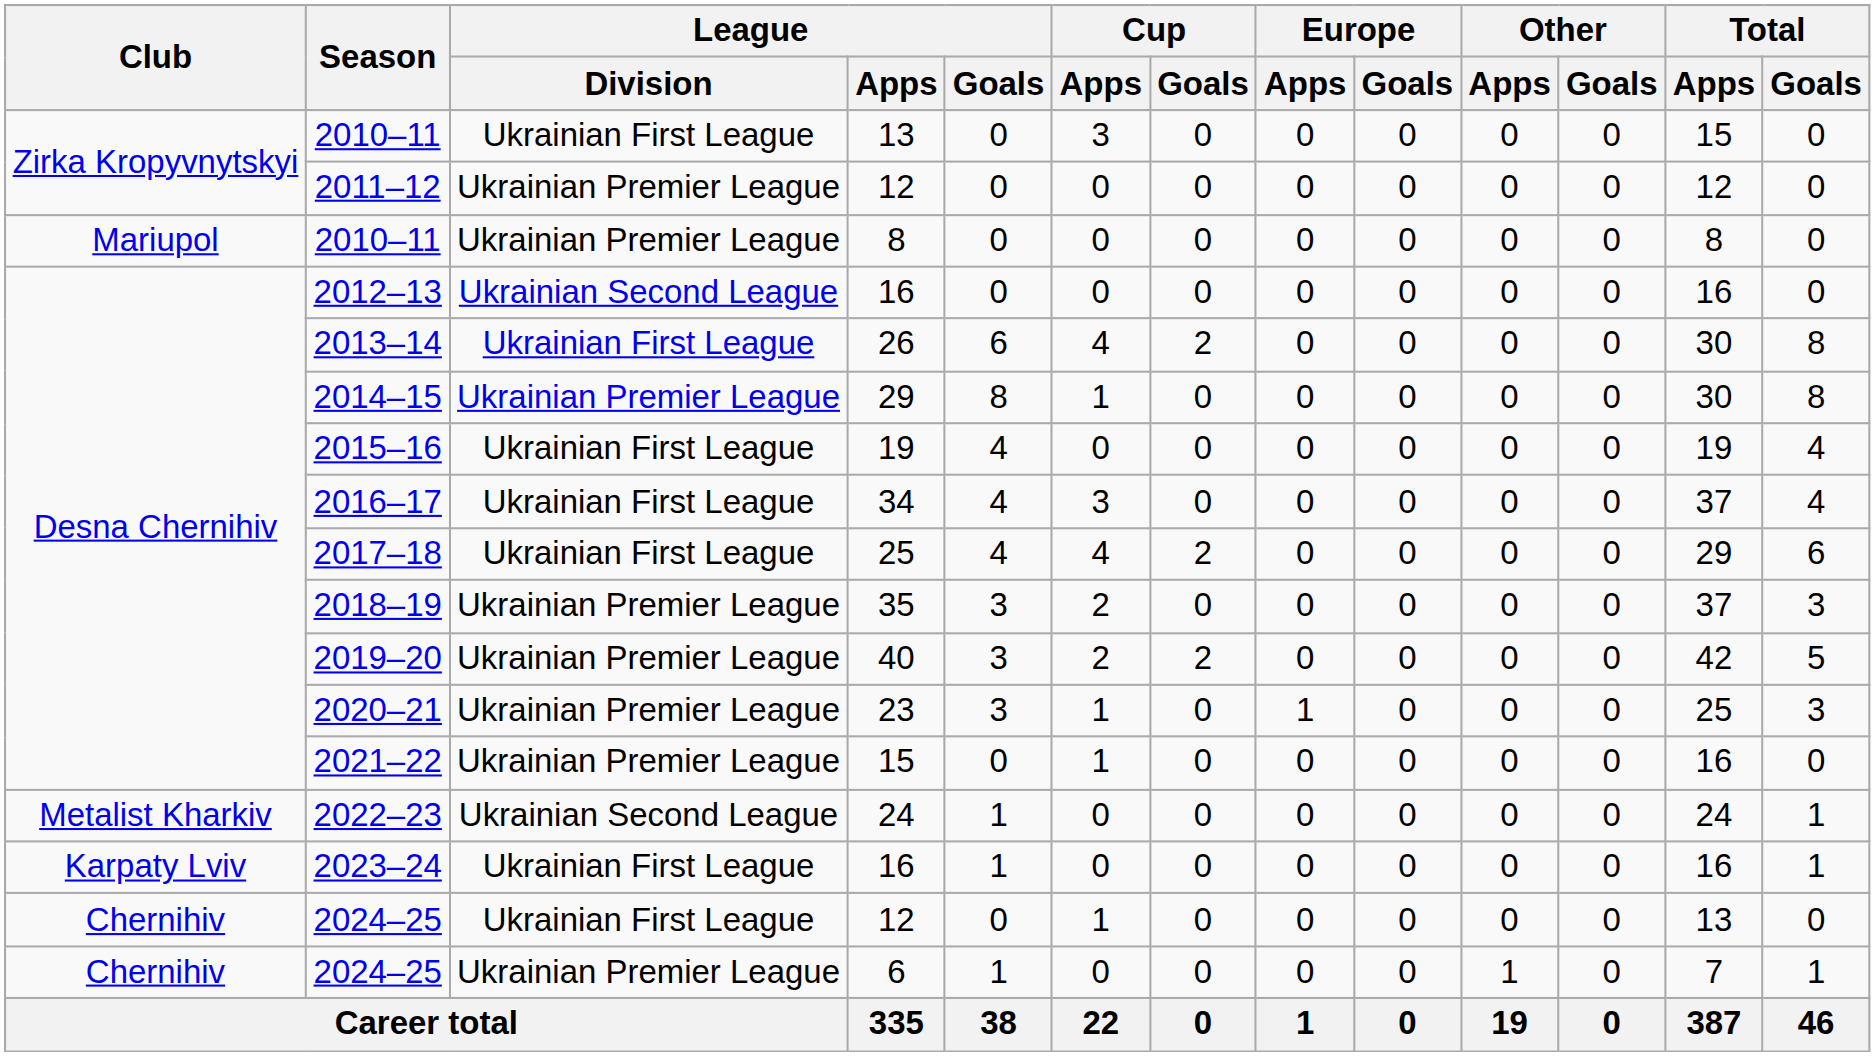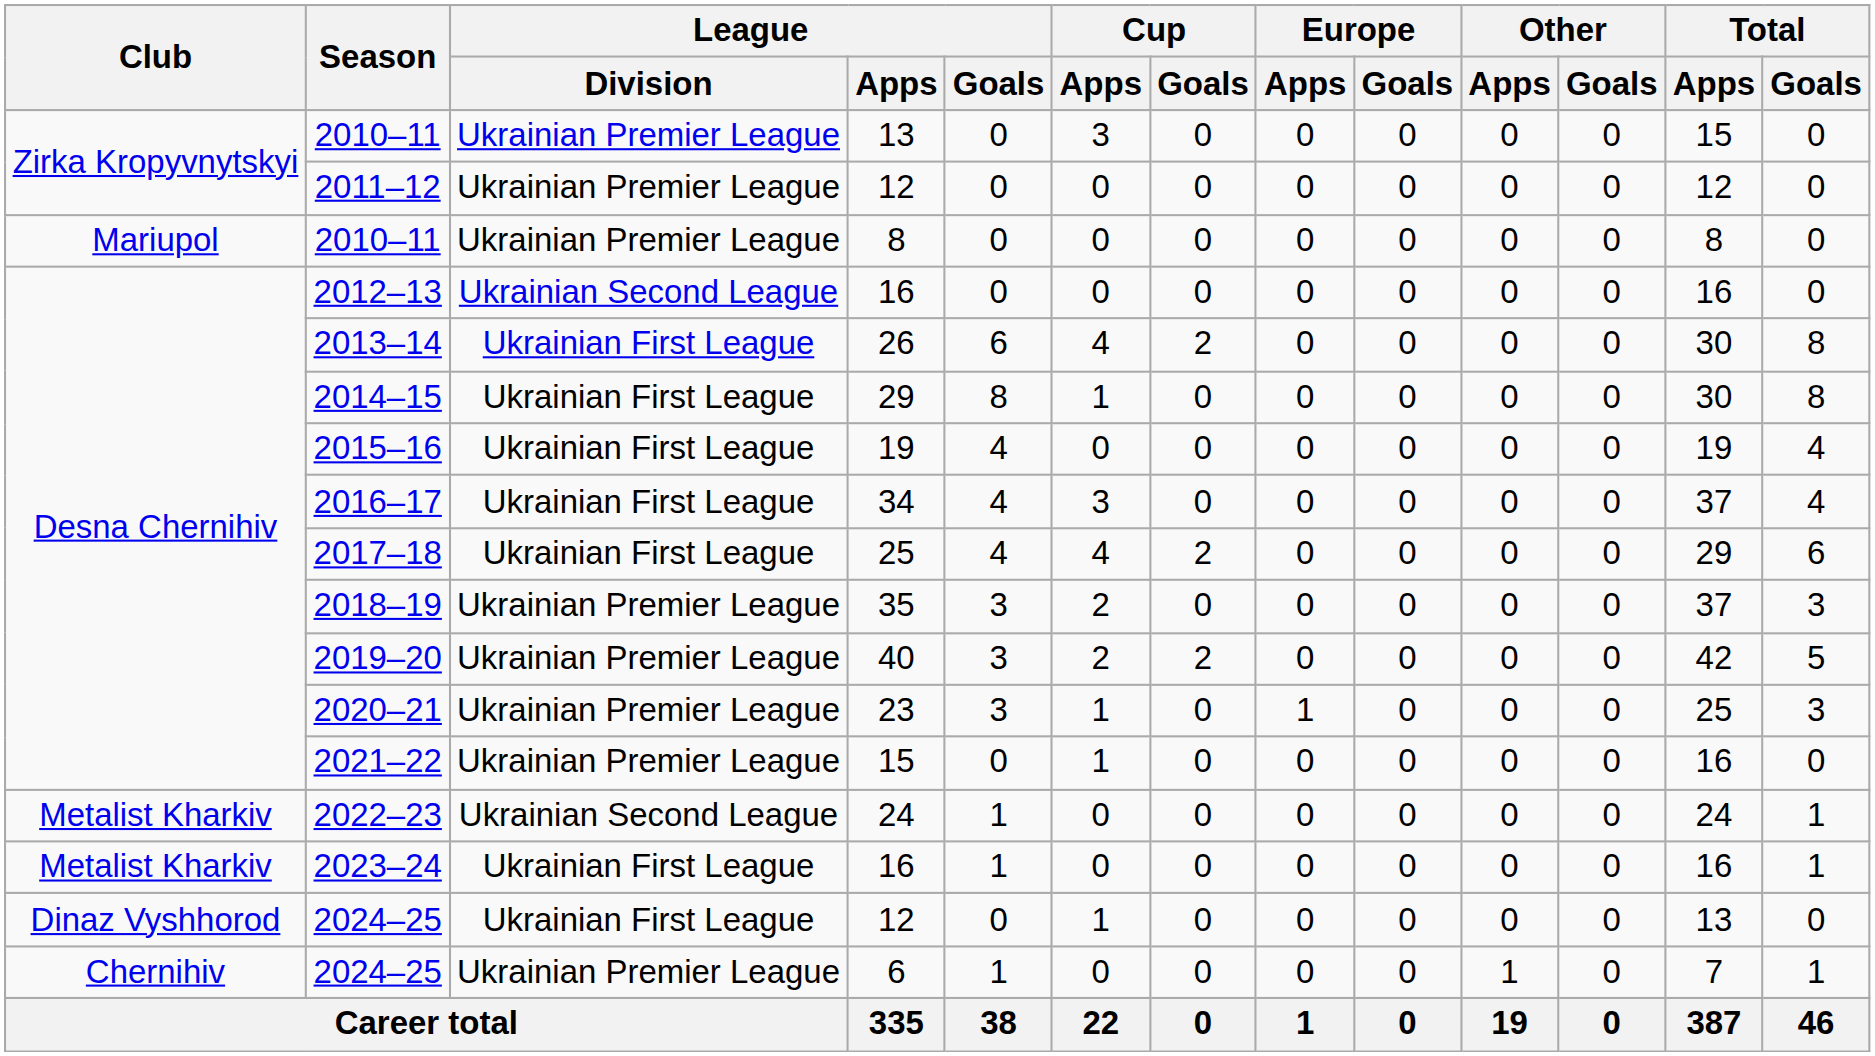(649, 135) Ukrainian First League -> (649, 135) Ukrainian Premier League
(649, 396) Ukrainian Premier League -> (649, 396) Ukrainian First League
(155, 866) Karpaty Lviv -> (155, 866) Metalist Kharkiv
(155, 919) Chernihiv -> (155, 919) Dinaz Vyshhorod
